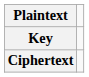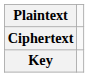rows swapped: (41, 38) <-> (41, 60)
